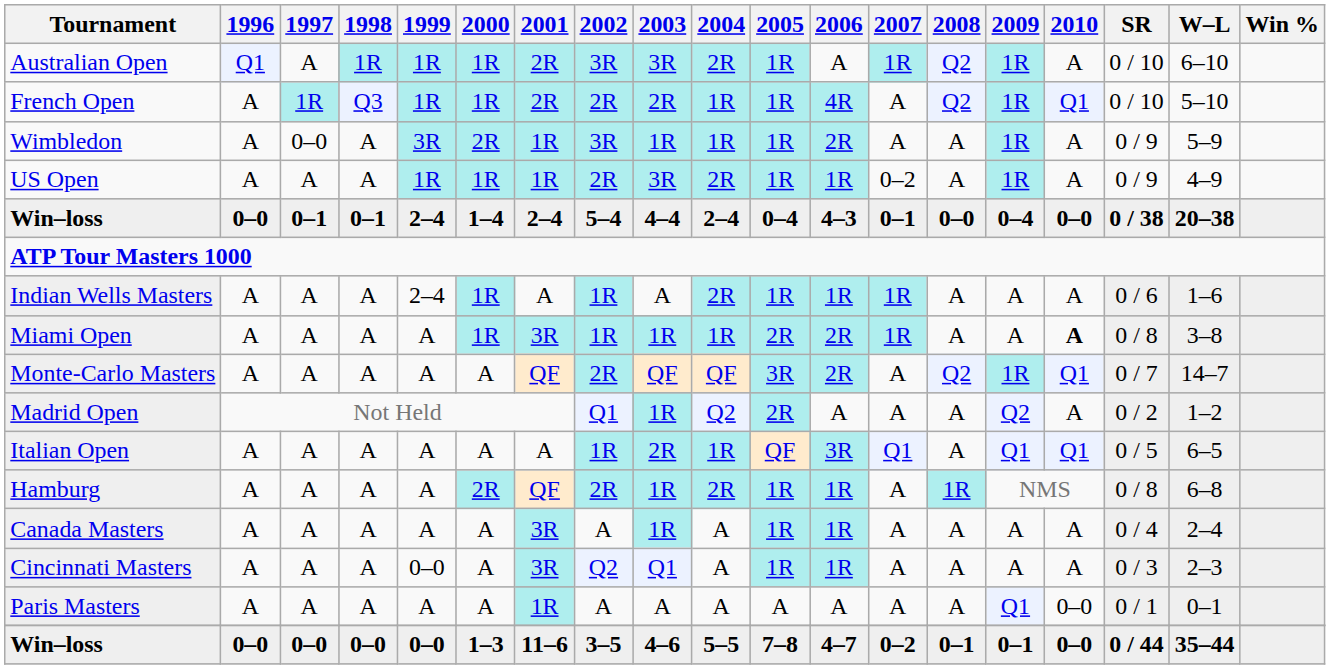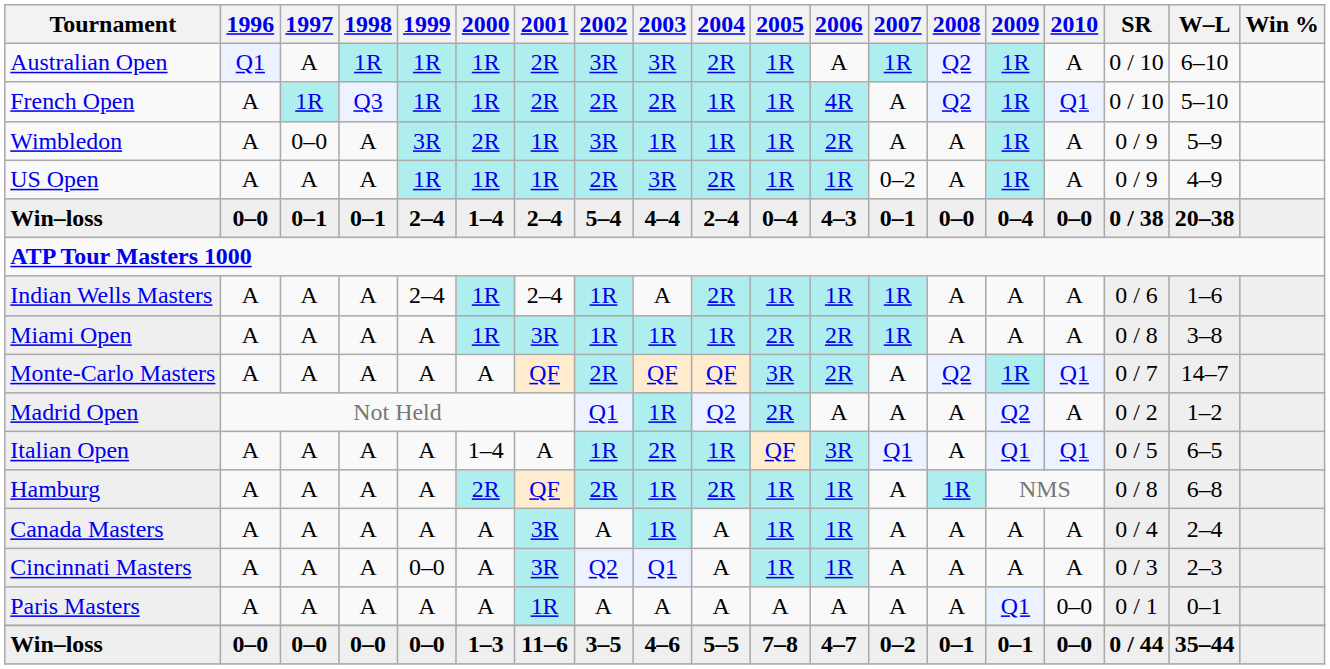(545, 294) A -> (545, 294) 2–4
(1074, 333) bold -> (1074, 333) normal
(486, 450) A -> (486, 450) 1–4
